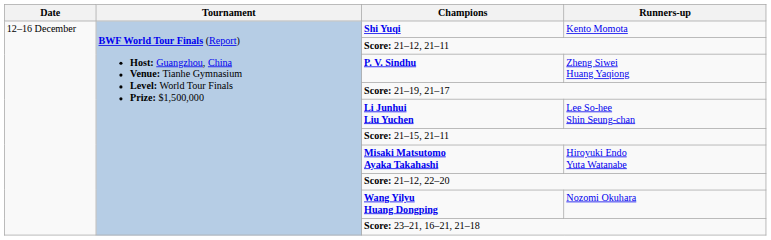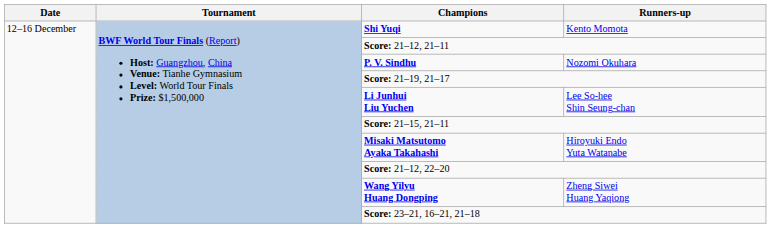(598, 68) Zheng Siwei Huang Yaqiong -> (601, 62) Nozomi Okuhara
(601, 198) Nozomi Okuhara -> (598, 192) Zheng Siwei Huang Yaqiong
